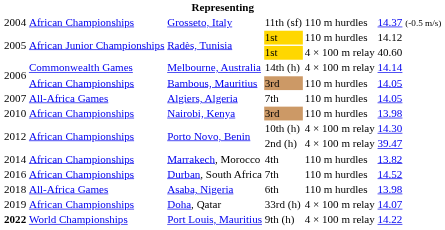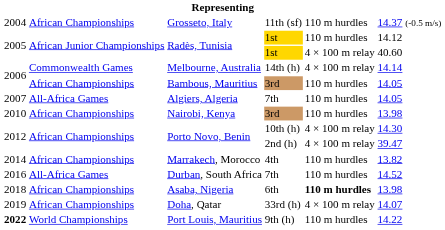(81, 174) African Championships -> (69, 174) All-Africa Games
(69, 189) All-Africa Games -> (81, 189) African Championships
(336, 189) normal -> (338, 189) bold
(340, 219) 4 × 100 m relay -> (336, 219) 110 m hurdles
